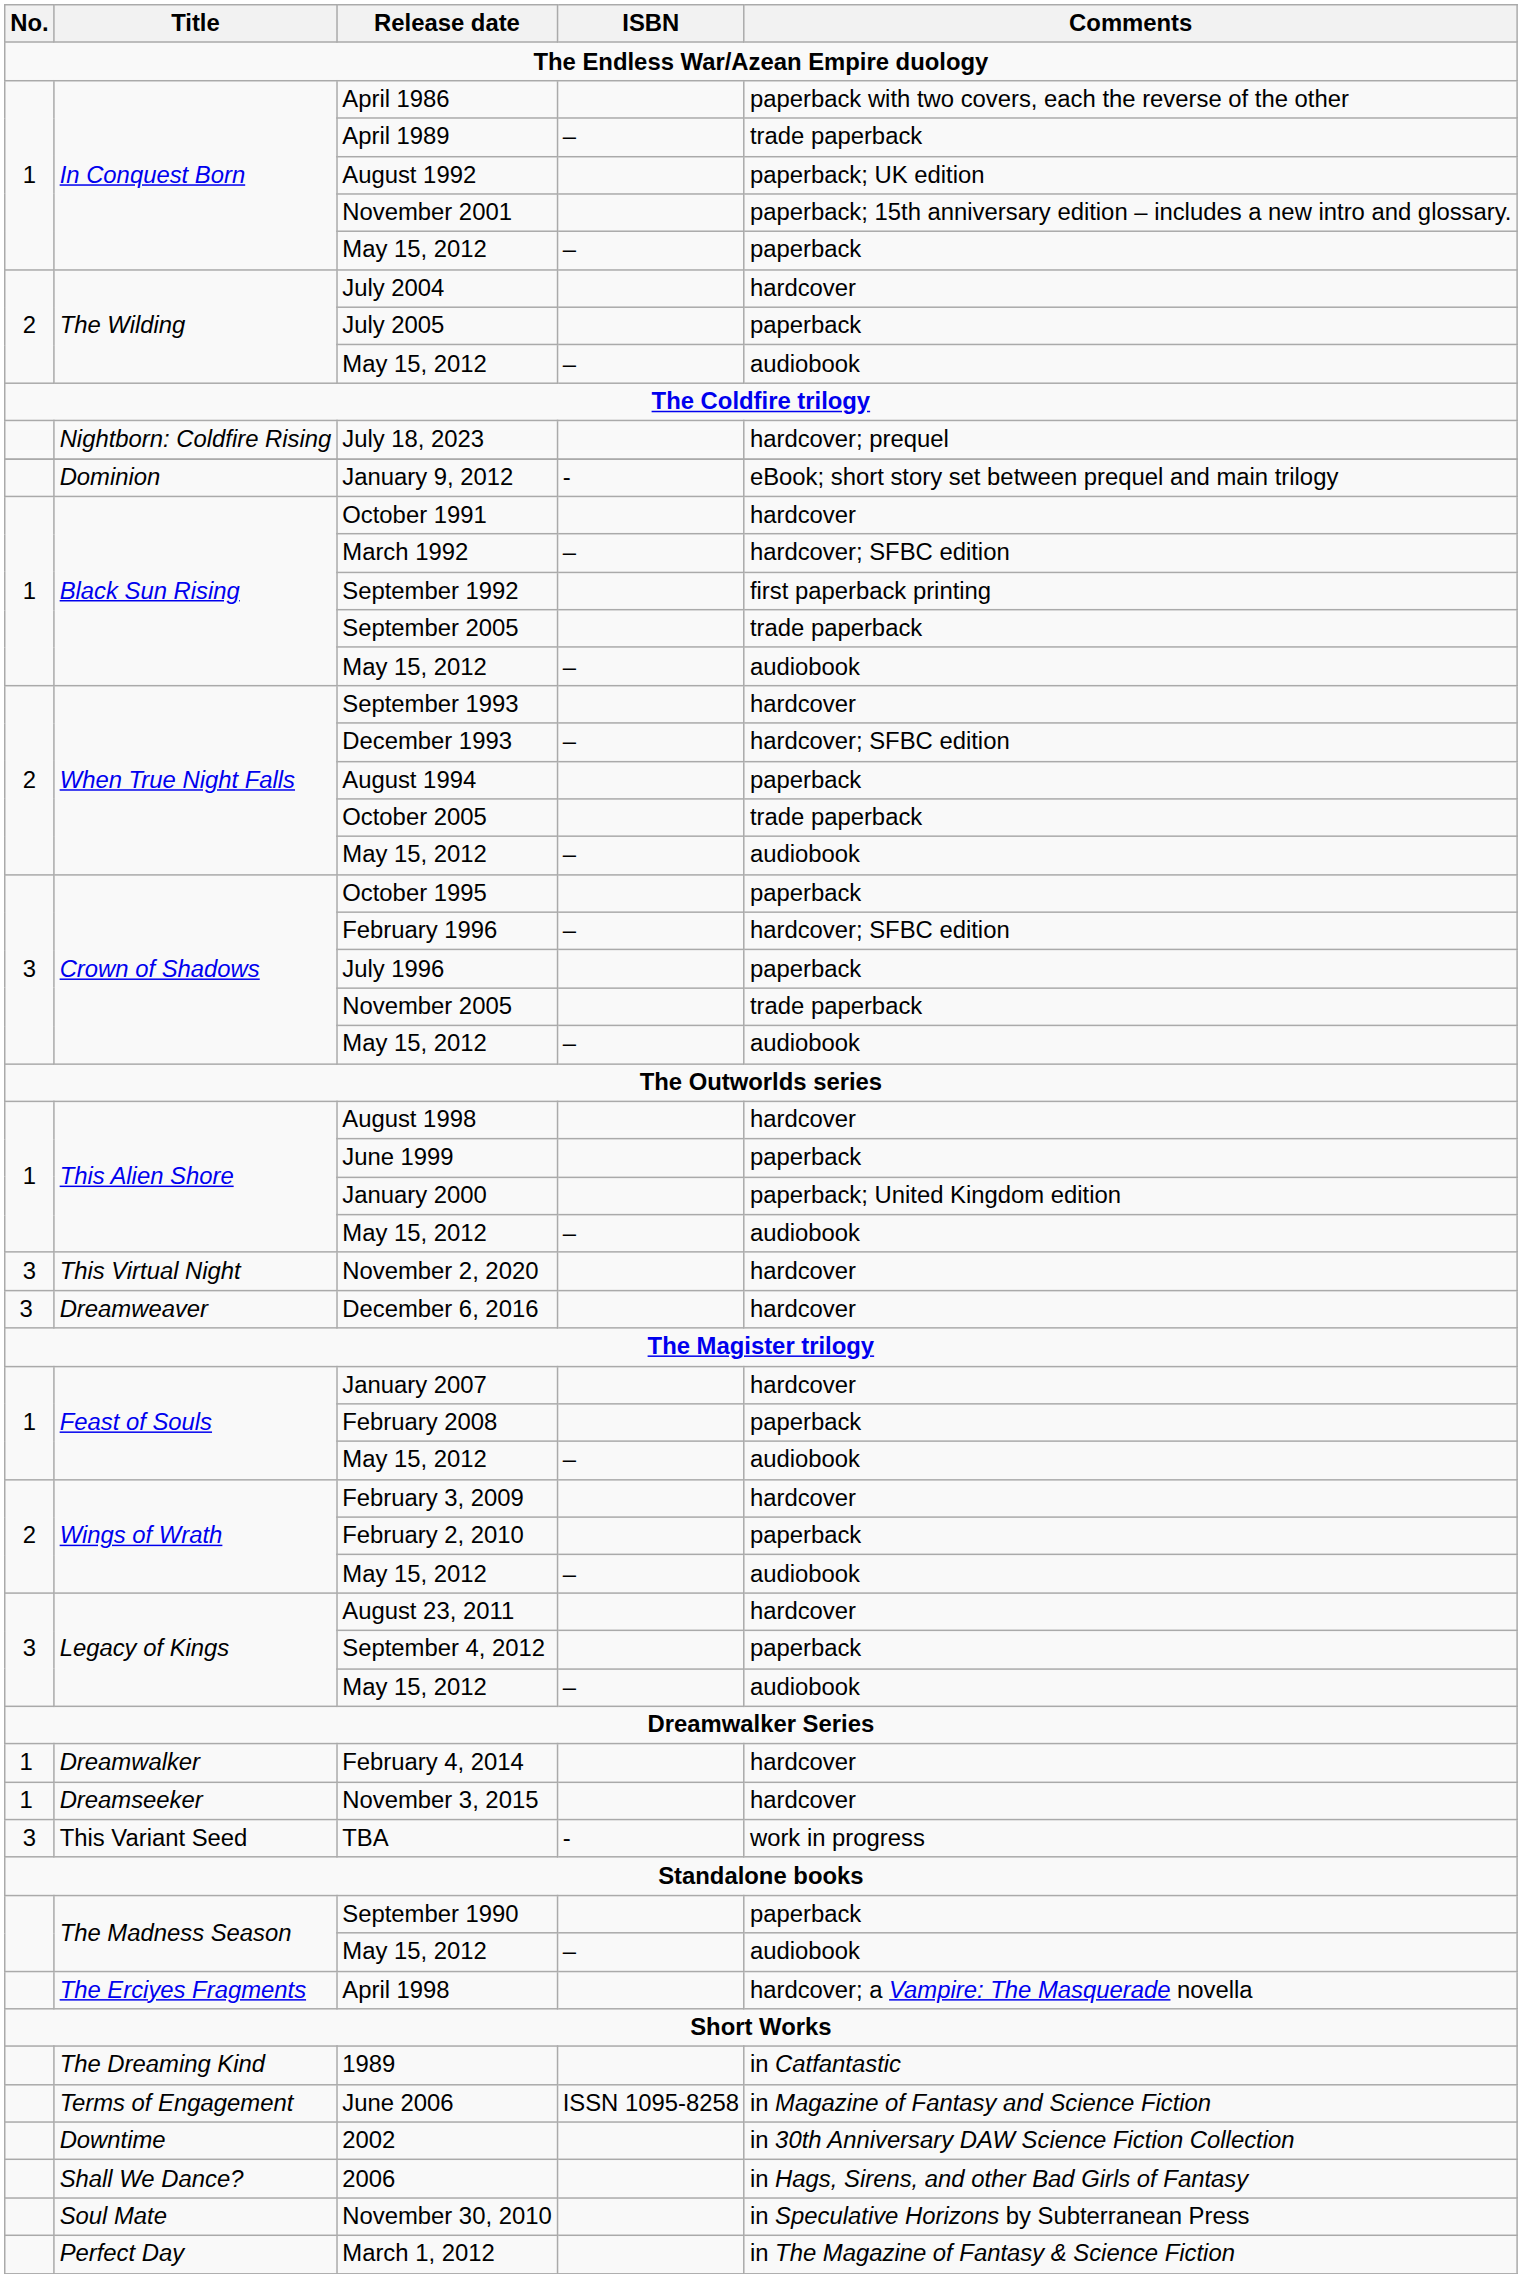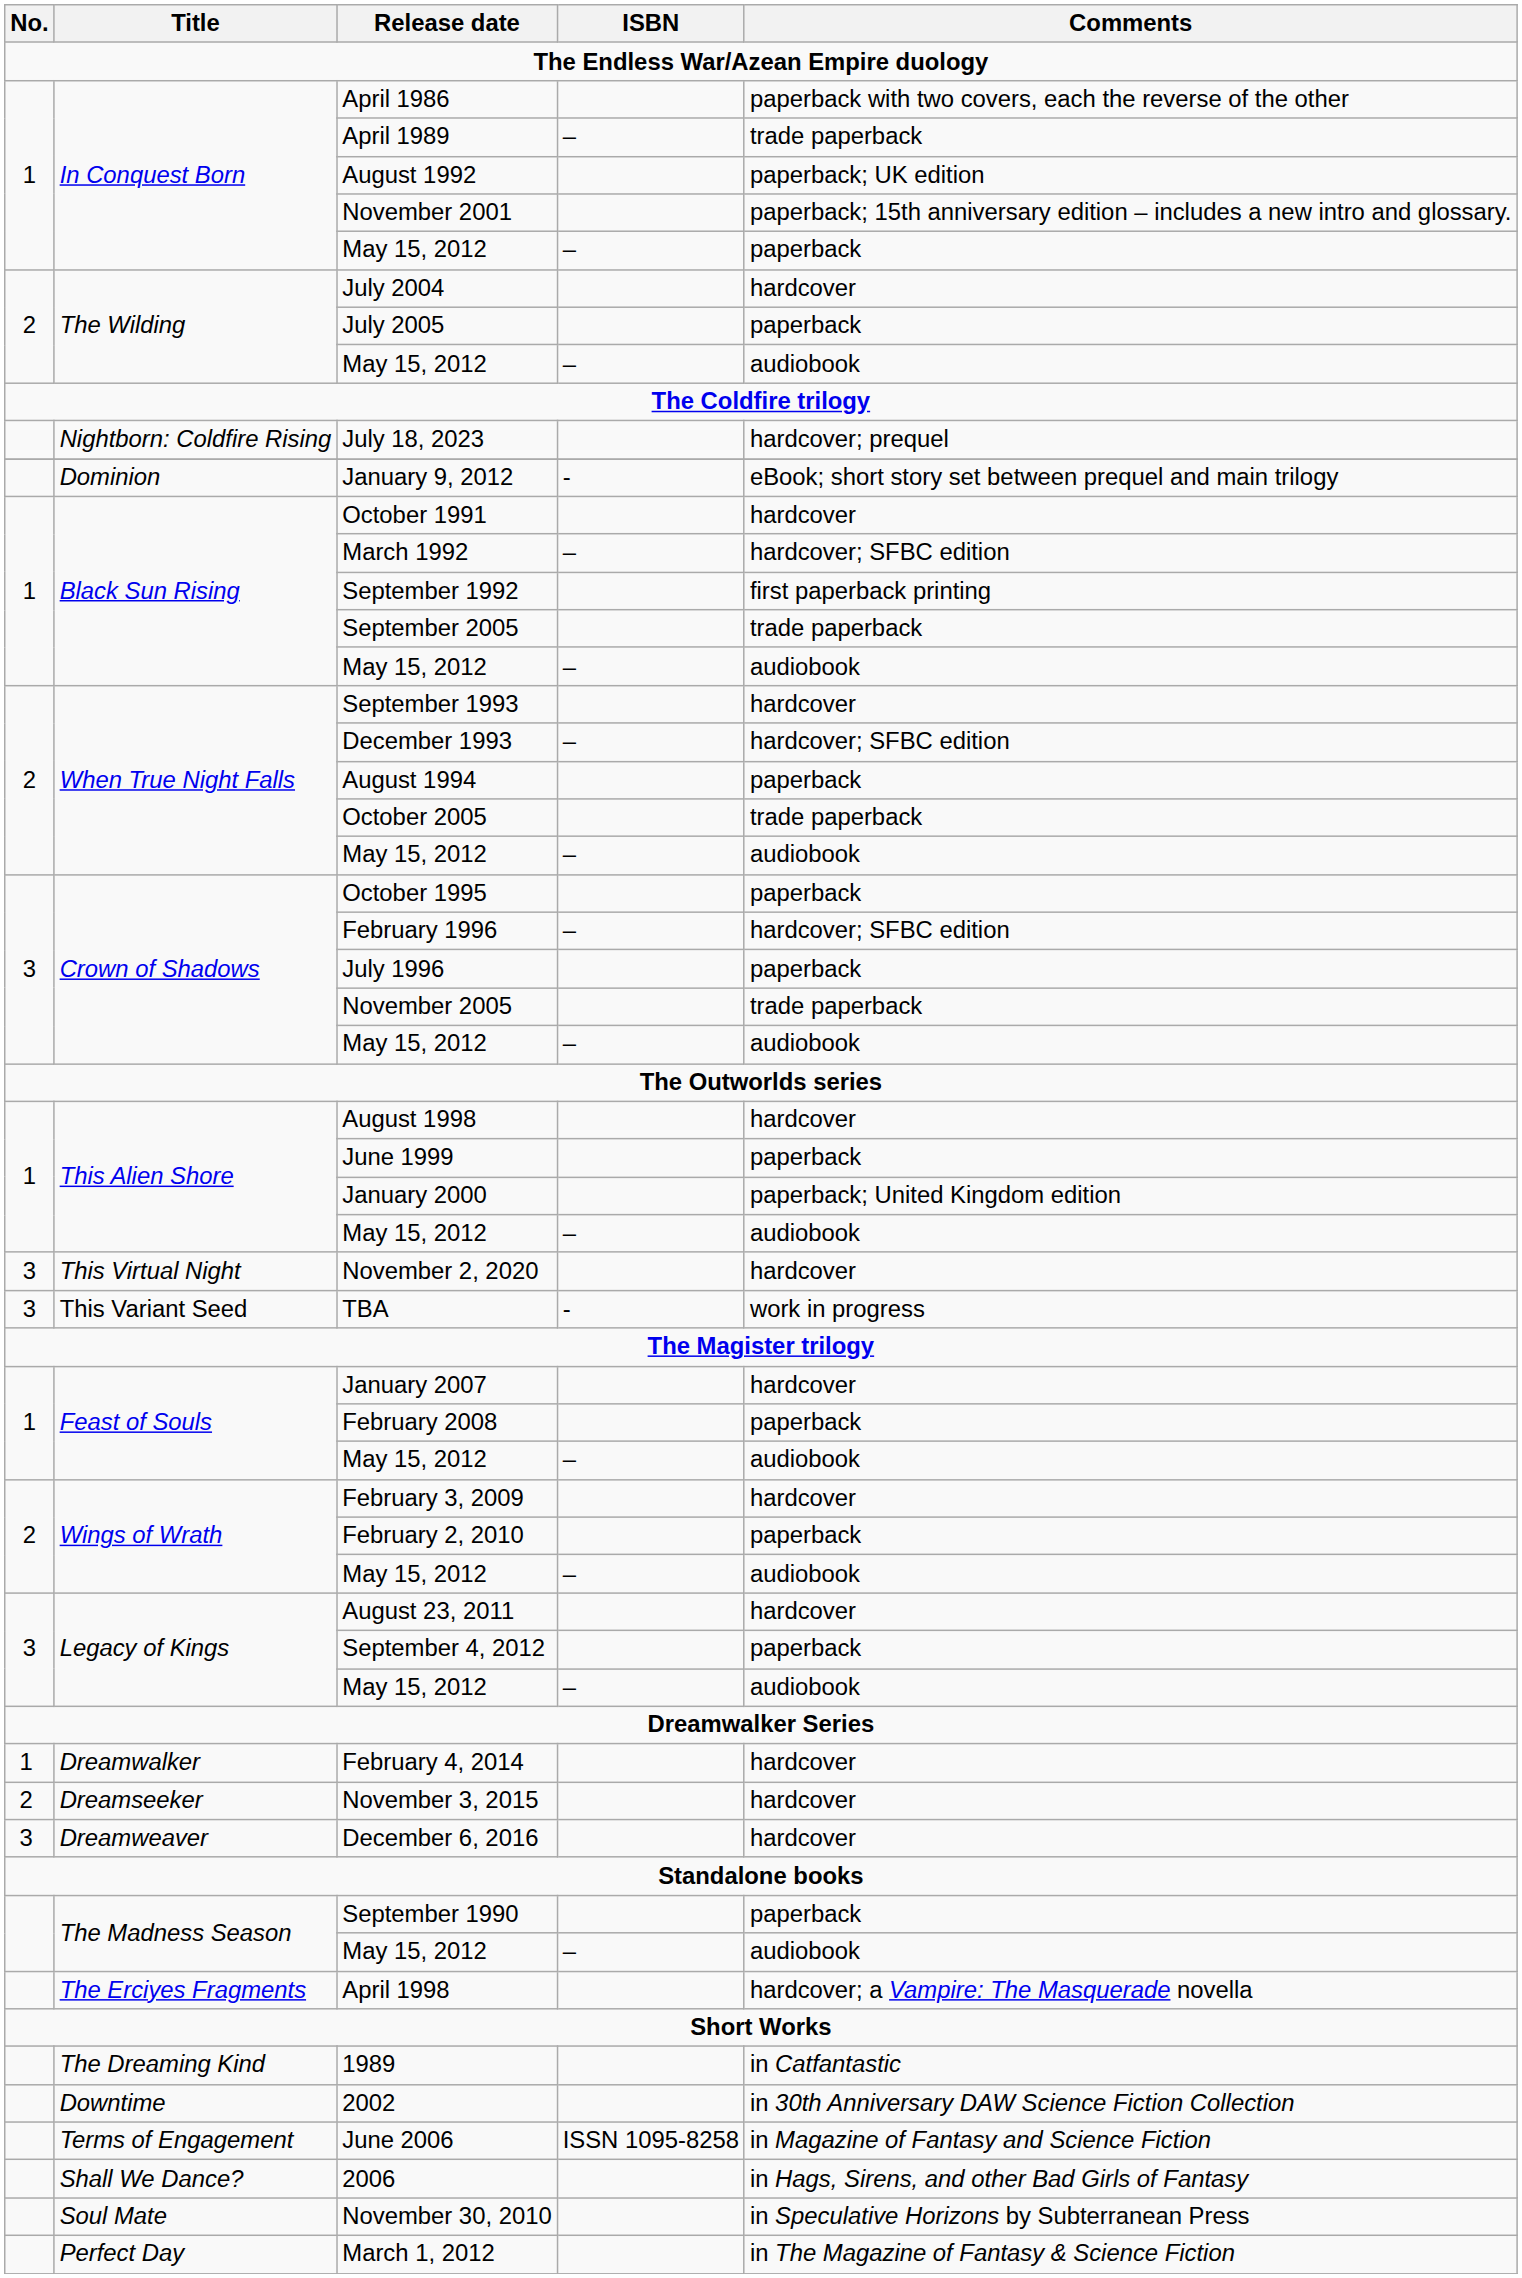rows swapped: (154, 1838) <-> (134, 1308)
(29, 1800) 1 -> (29, 1800) 2
rows swapped: (113, 2140) <-> (176, 2102)
